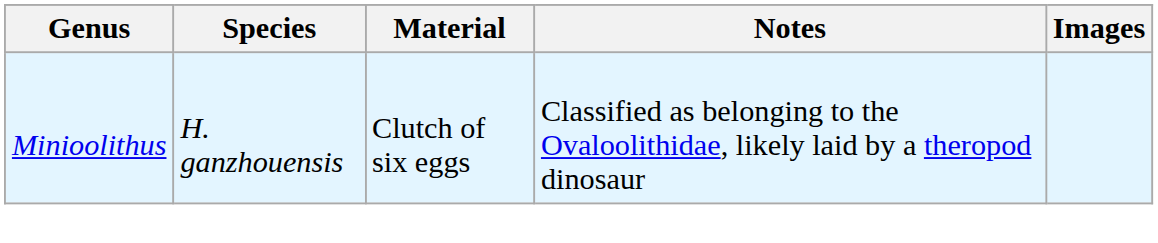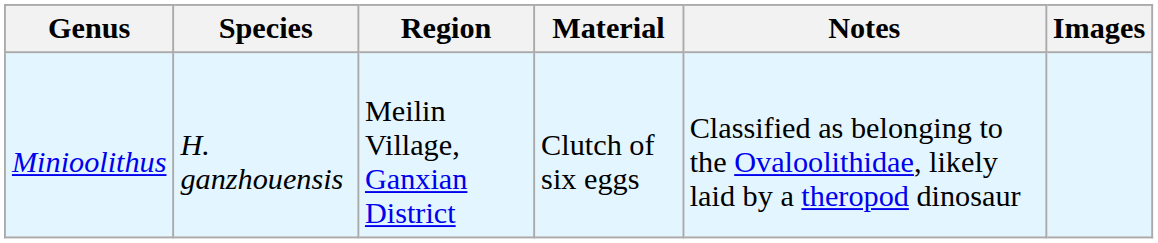+ column: (446, 28)
